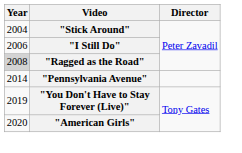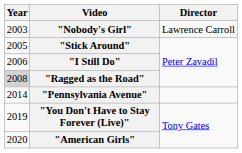+ row: (95, 29)
(17, 29) 2004 -> (17, 45) 2005
